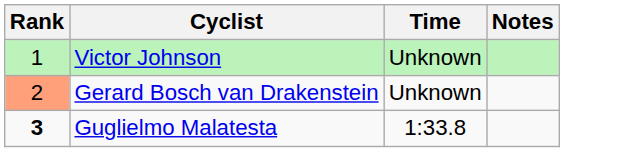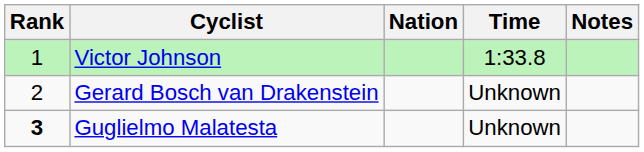+ column: (423, 22)
(435, 57) Unknown -> (515, 57) 1:33.8
(37, 92) lightsalmon background -> (37, 92) no background
(435, 127) 1:33.8 -> (515, 127) Unknown
